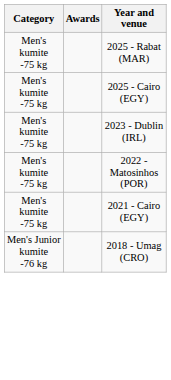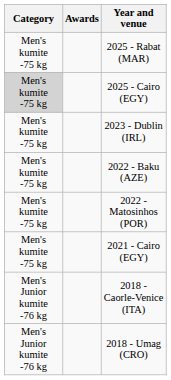(34, 92) no background -> (33, 92) lightgrey background
+ row: (134, 172)
+ row: (134, 297)
